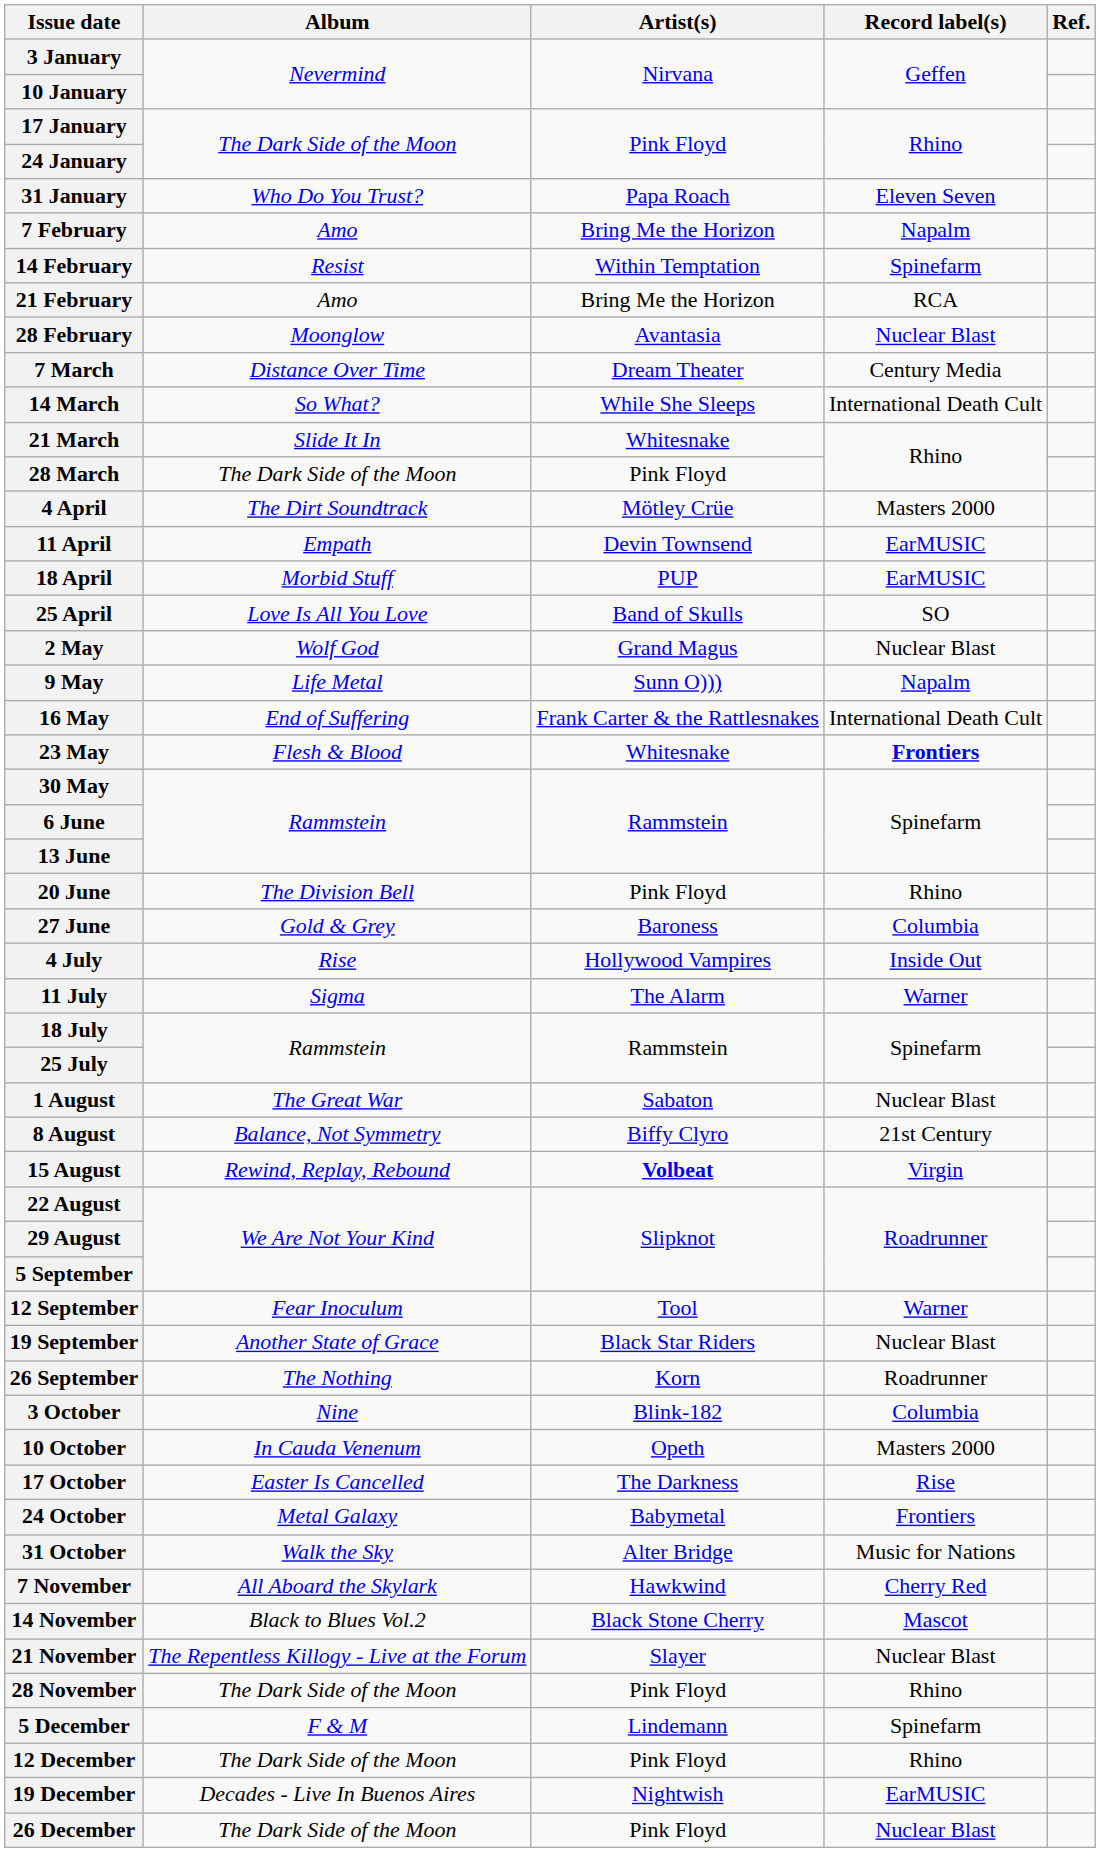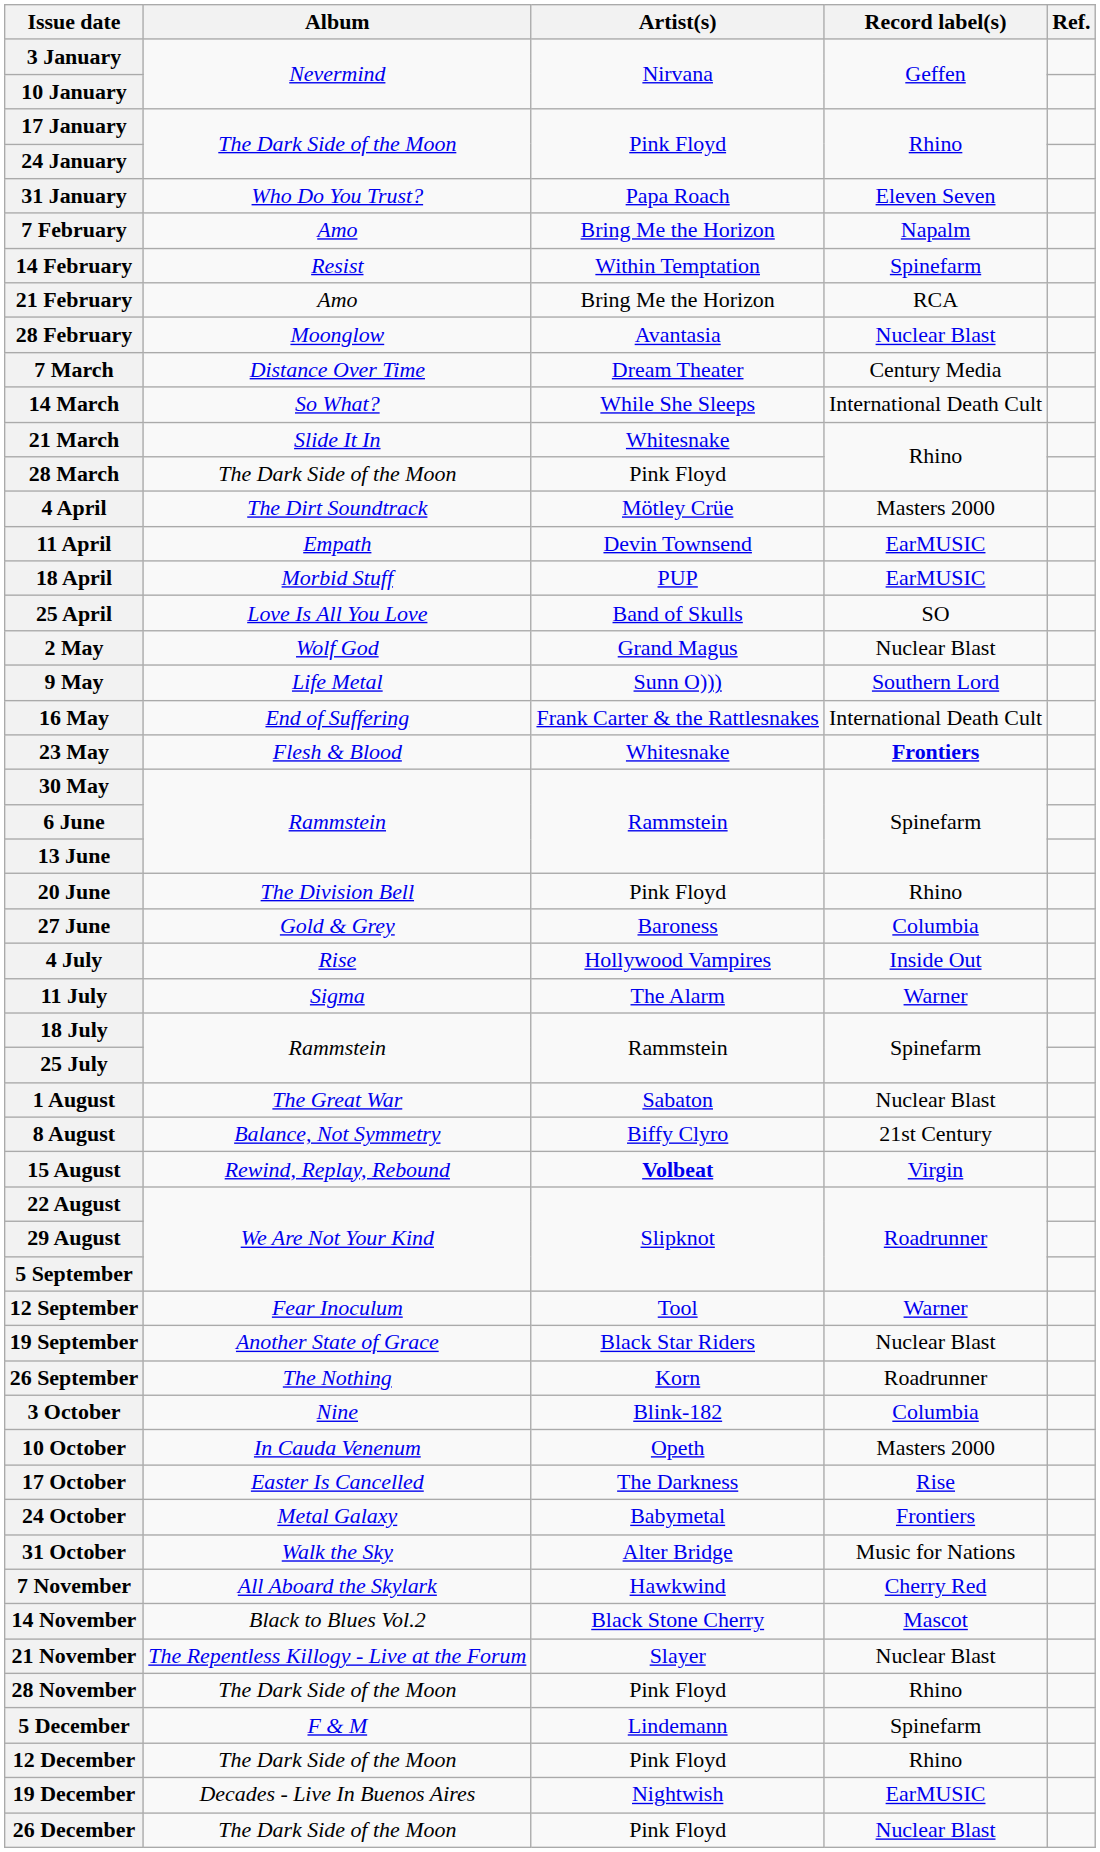(936, 682) Napalm -> (936, 682) Southern Lord
